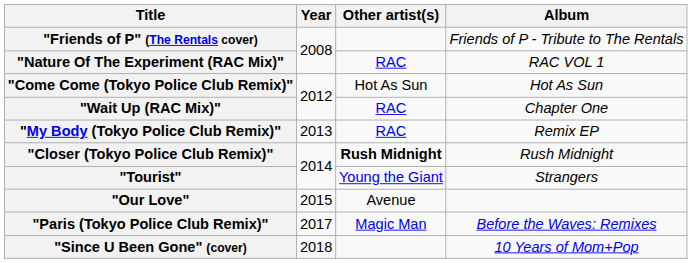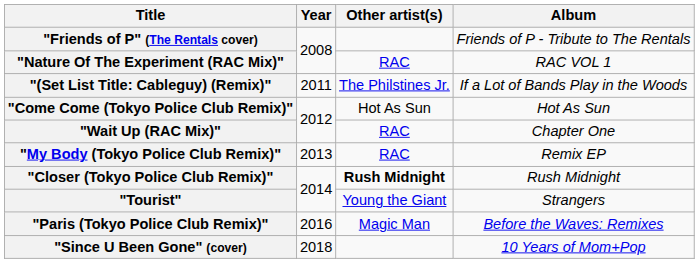+ row: (150, 85)
- row: (150, 200)
(316, 223) 2017 -> (316, 223) 2016
